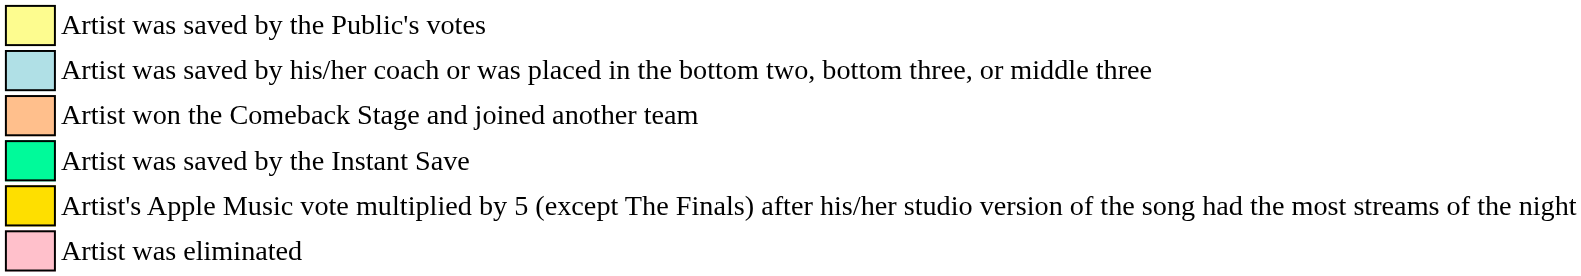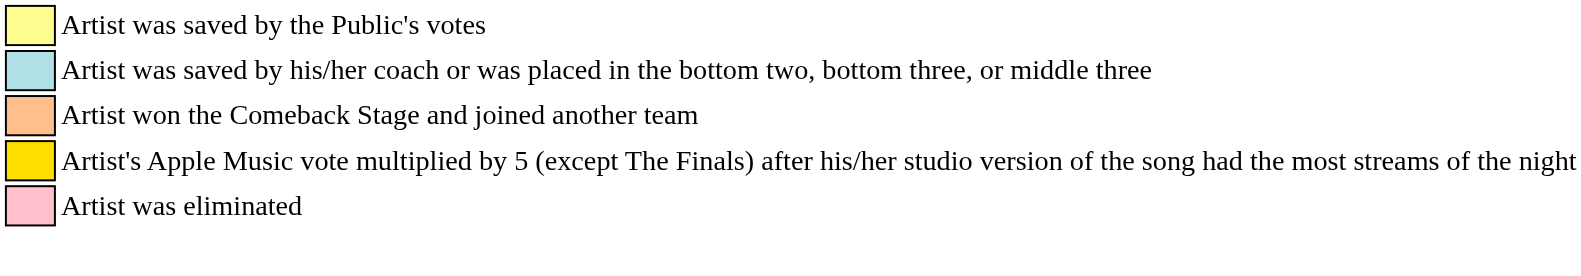- row: (265, 160)
